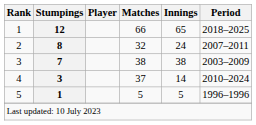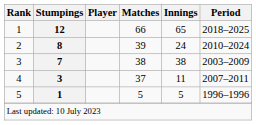(140, 45) 32 -> (140, 45) 39
(226, 45) 2007–2011 -> (226, 45) 2010–2024
(181, 78) 14 -> (181, 78) 11
(226, 78) 2010–2024 -> (226, 78) 2007–2011
